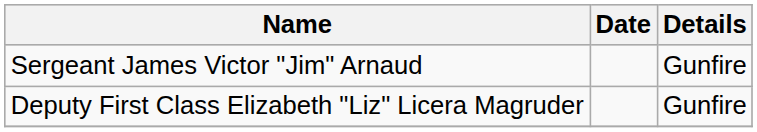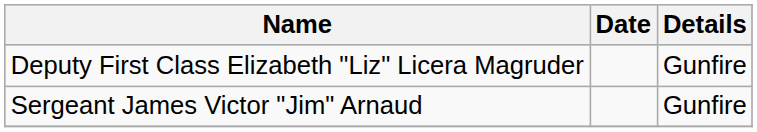rows swapped: (217, 65) <-> (297, 106)
